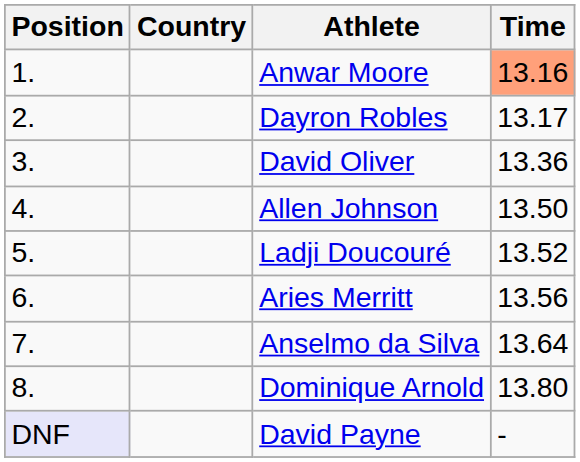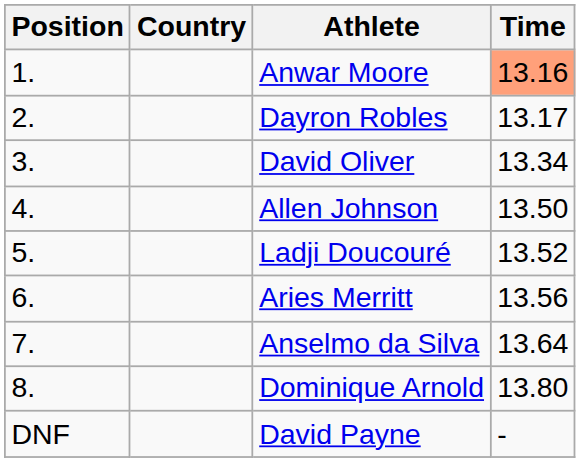(533, 162) 13.36 -> (533, 162) 13.34
(41, 433) lavender background -> (41, 433) no background
